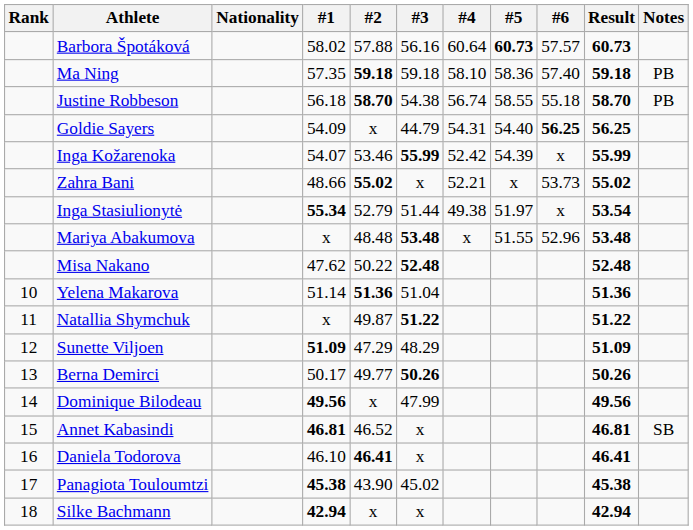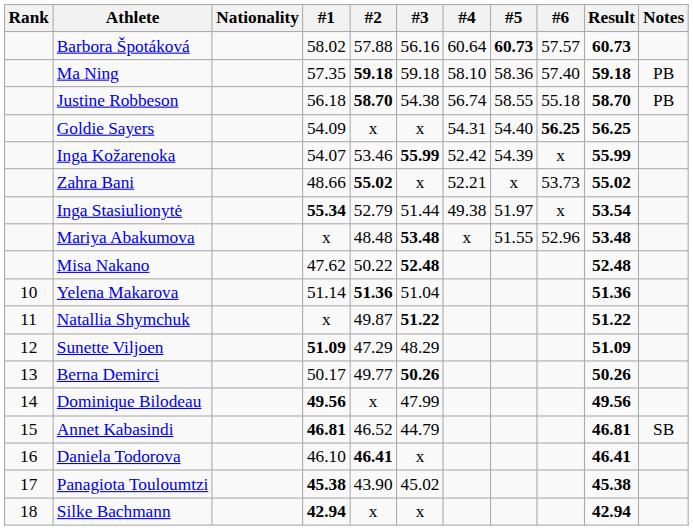(420, 127) 44.79 -> (420, 127) x
(420, 429) x -> (420, 429) 44.79
